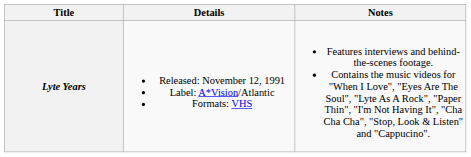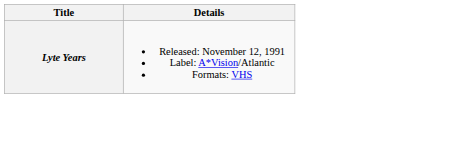- column: (380, 12)
